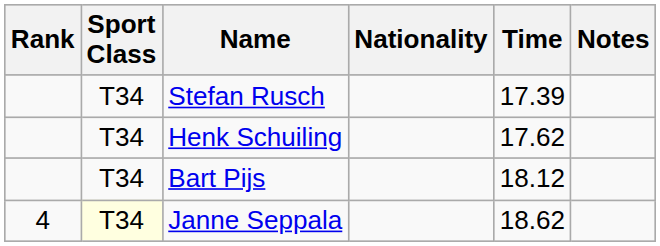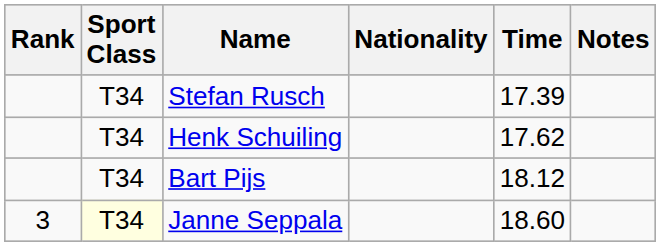(43, 219) 4 -> (43, 219) 3
(532, 219) 18.62 -> (532, 219) 18.60
